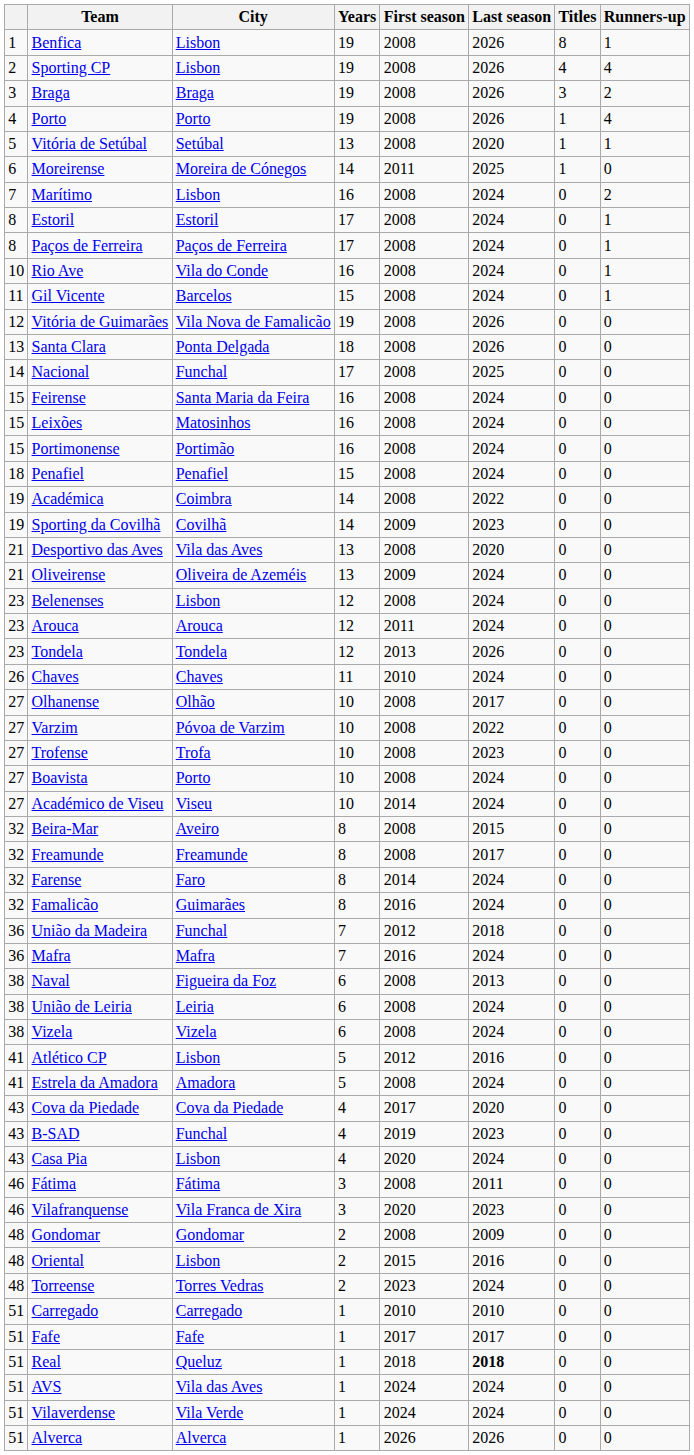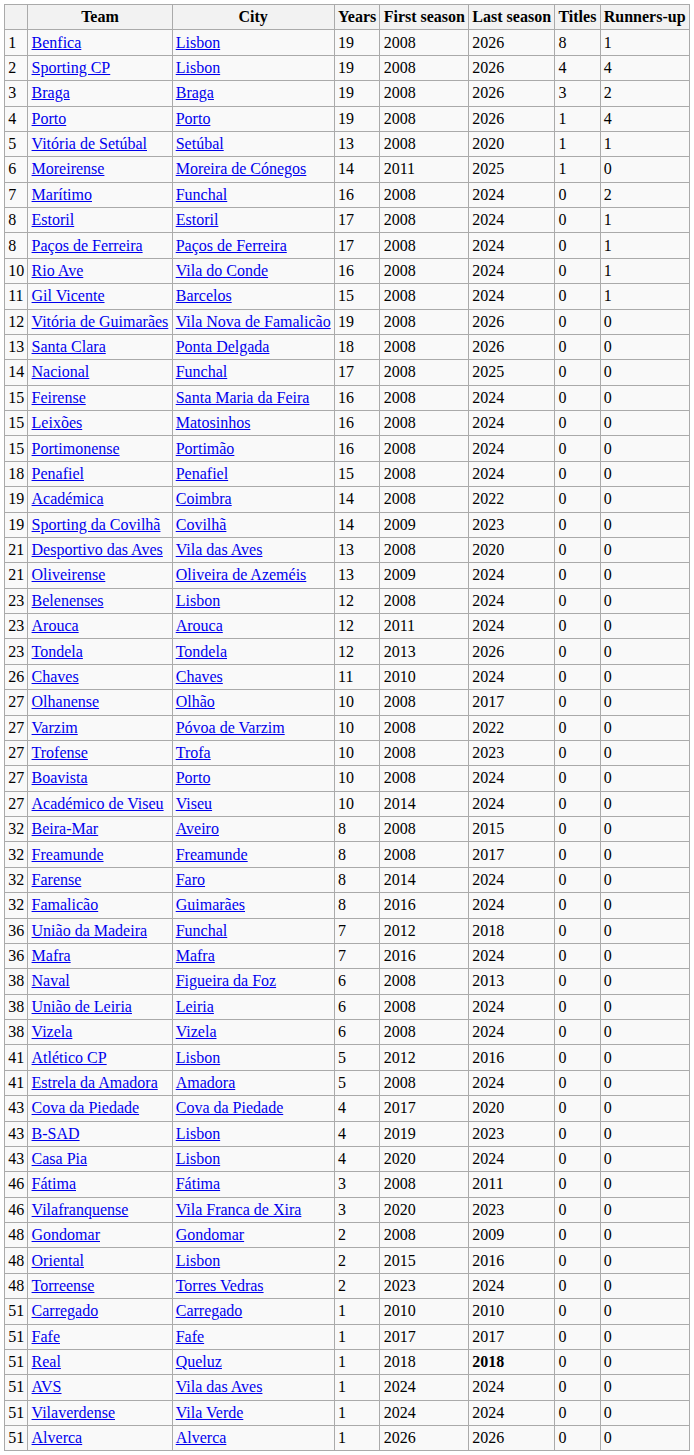(198, 194) Lisbon -> (201, 194) Funchal
(201, 1133) Funchal -> (198, 1133) Lisbon
